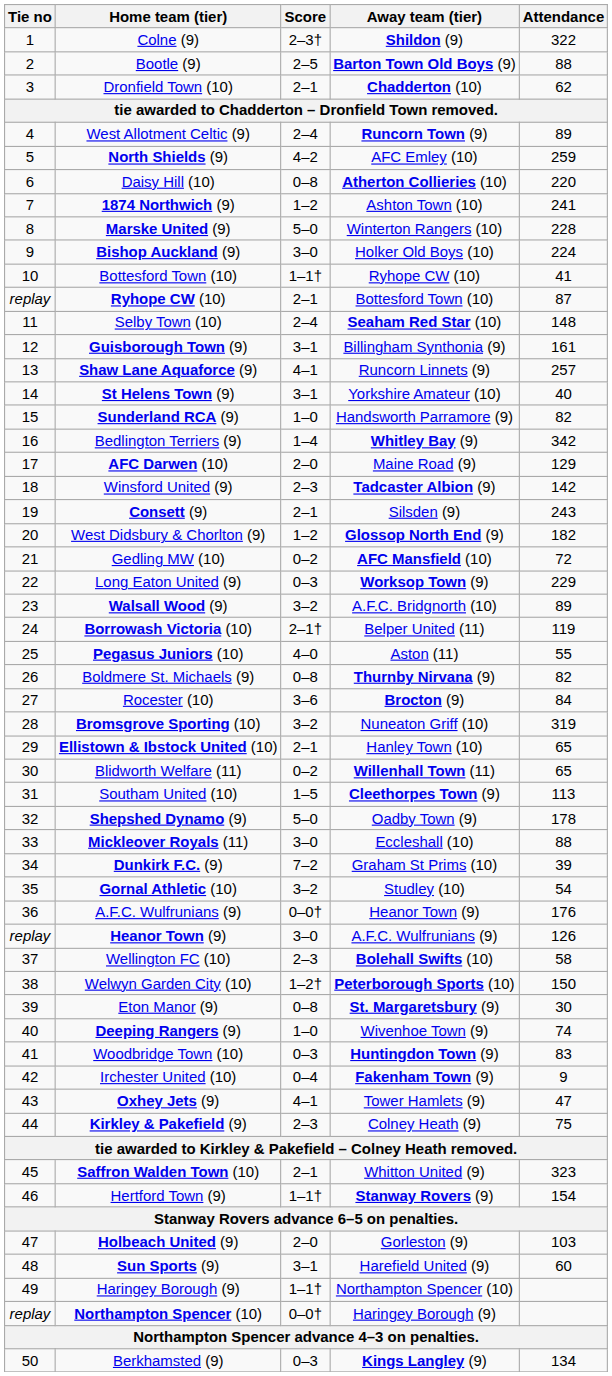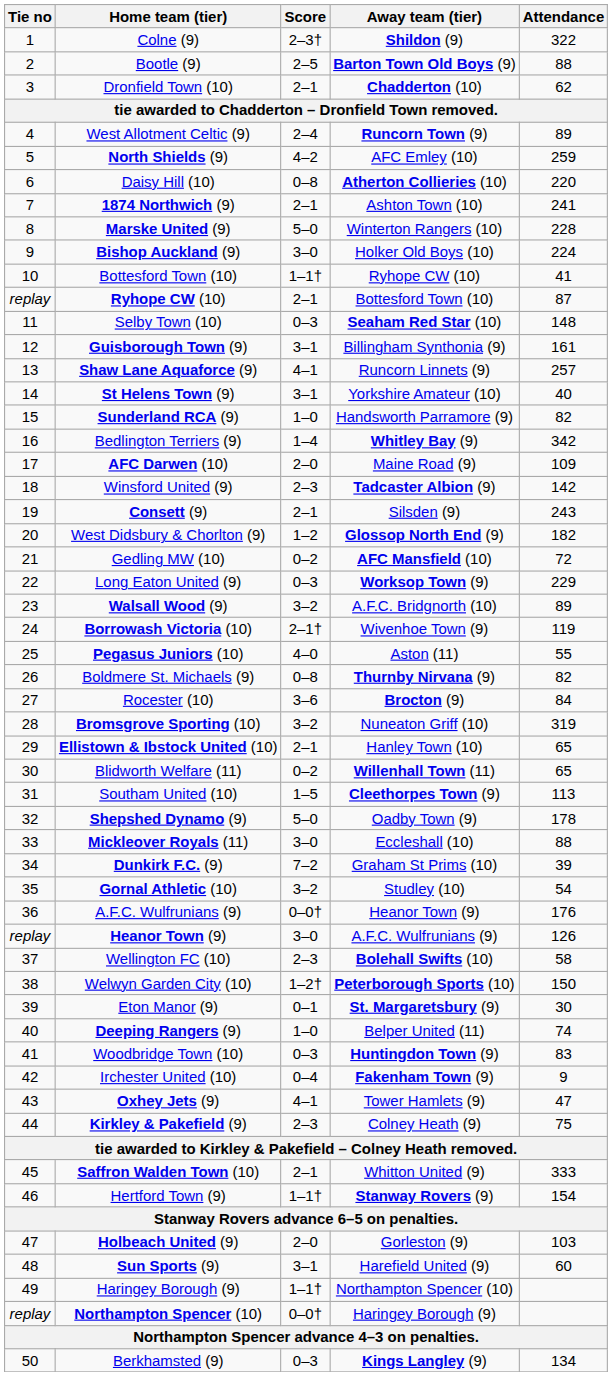(305, 205) 1–2 -> (305, 205) 2–1
(305, 322) 2–4 -> (305, 322) 0–3
(563, 464) 129 -> (563, 464) 109
(424, 629) Belper United (11) -> (424, 629) Wivenhoe Town (9)
(305, 1006) 0–8 -> (305, 1006) 0–1
(424, 1030) Wivenhoe Town (9) -> (424, 1030) Belper United (11)
(563, 1171) 323 -> (563, 1171) 333
